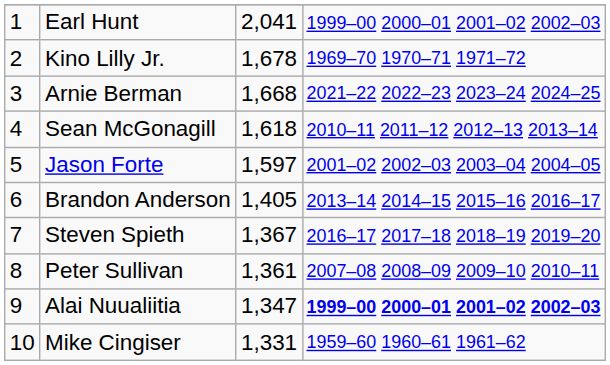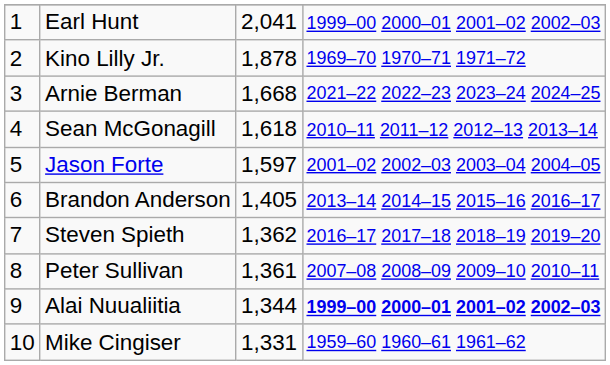(269, 57) 1,678 -> (269, 57) 1,878
(269, 235) 1,367 -> (269, 235) 1,362
(269, 306) 1,347 -> (269, 306) 1,344
